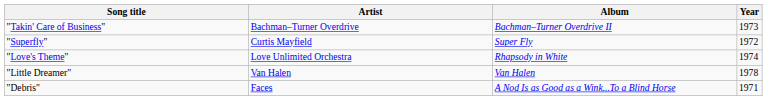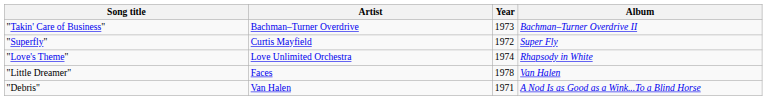columns swapped: (615, 12) <-> (749, 12)
(271, 73) Van Halen -> (262, 73) Faces
(262, 88) Faces -> (271, 88) Van Halen
